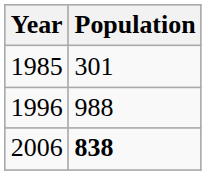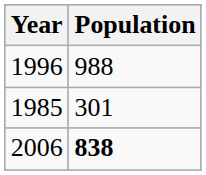rows swapped: (37, 66) <-> (37, 107)
